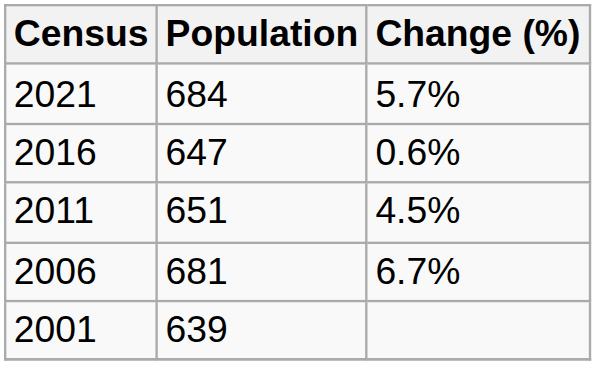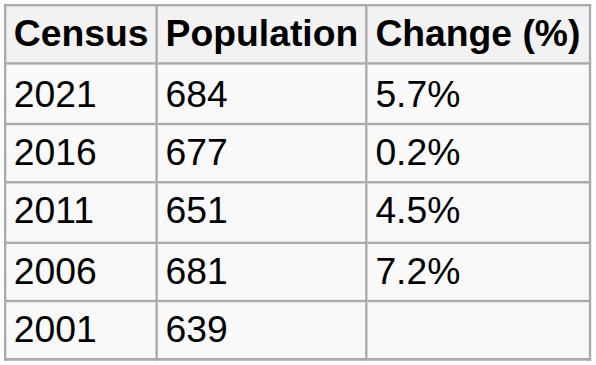(197, 152) 647 -> (197, 152) 677
(418, 152) 0.6% -> (418, 152) 0.2%
(418, 270) 6.7% -> (418, 270) 7.2%
